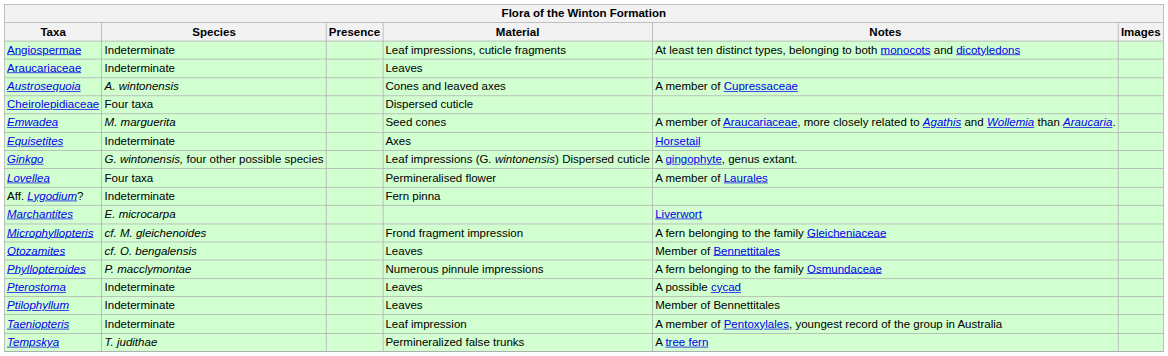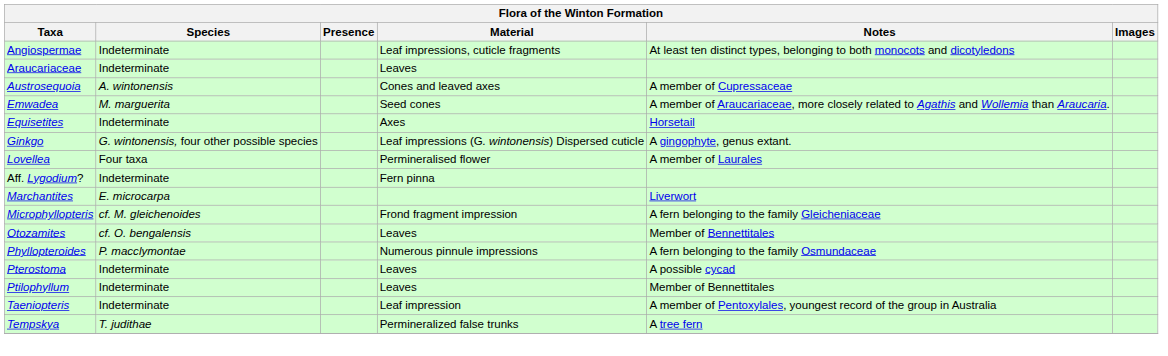- row: (53, 104)
